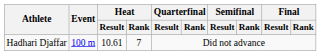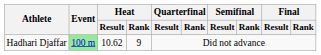(83, 43) no background -> (83, 43) lightgreen background
(112, 43) 10.61 -> (112, 43) 10.62
(139, 43) 7 -> (139, 43) 9
